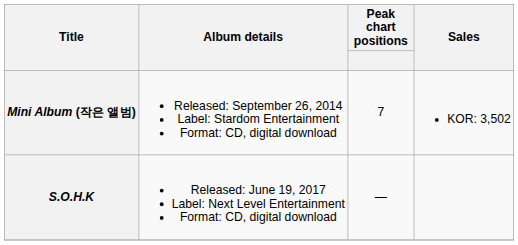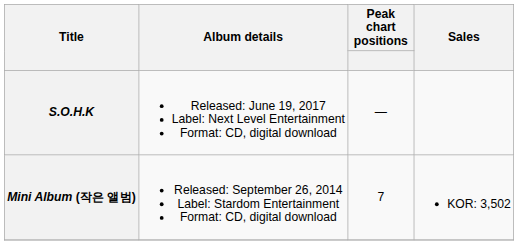rows swapped: (71, 112) <-> (71, 197)
